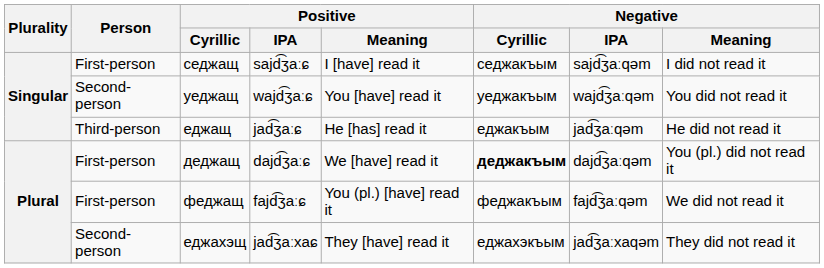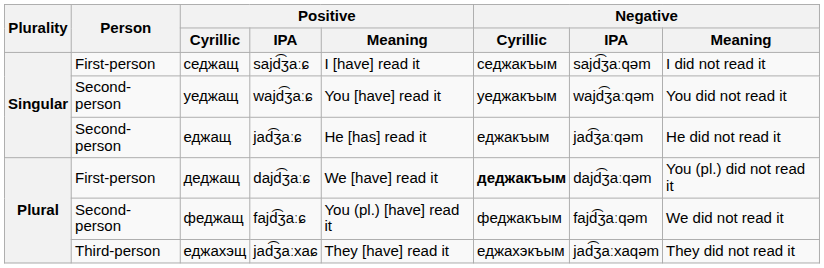(118, 128) Third-person -> (103, 137) Second-person
(115, 201) First-person -> (103, 218) Second-person
(103, 242) Second-person -> (118, 251) Third-person
